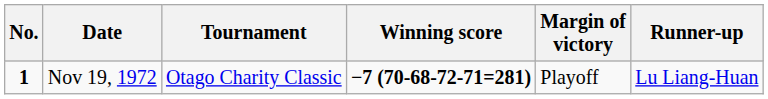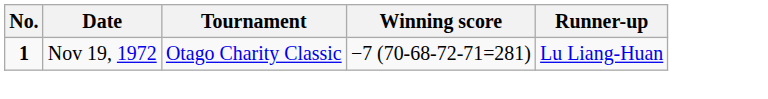- column: (583, 32)
(441, 77) bold -> (441, 53) normal
